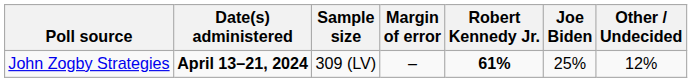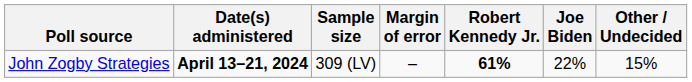(570, 63) 25% -> (570, 63) 22%
(641, 63) 12% -> (641, 63) 15%
